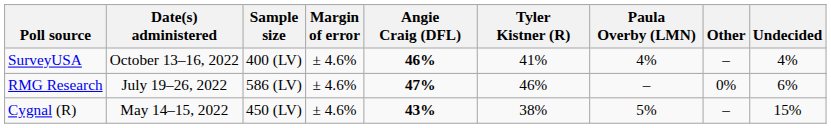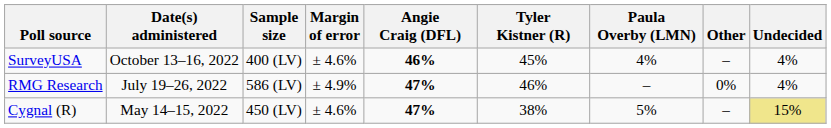(533, 60) 41% -> (533, 60) 45%
(335, 85) ± 4.6% -> (335, 85) ± 4.9%
(788, 85) 6% -> (788, 85) 4%
(420, 111) 43% -> (420, 111) 47%
(788, 111) no background -> (788, 111) khaki background
